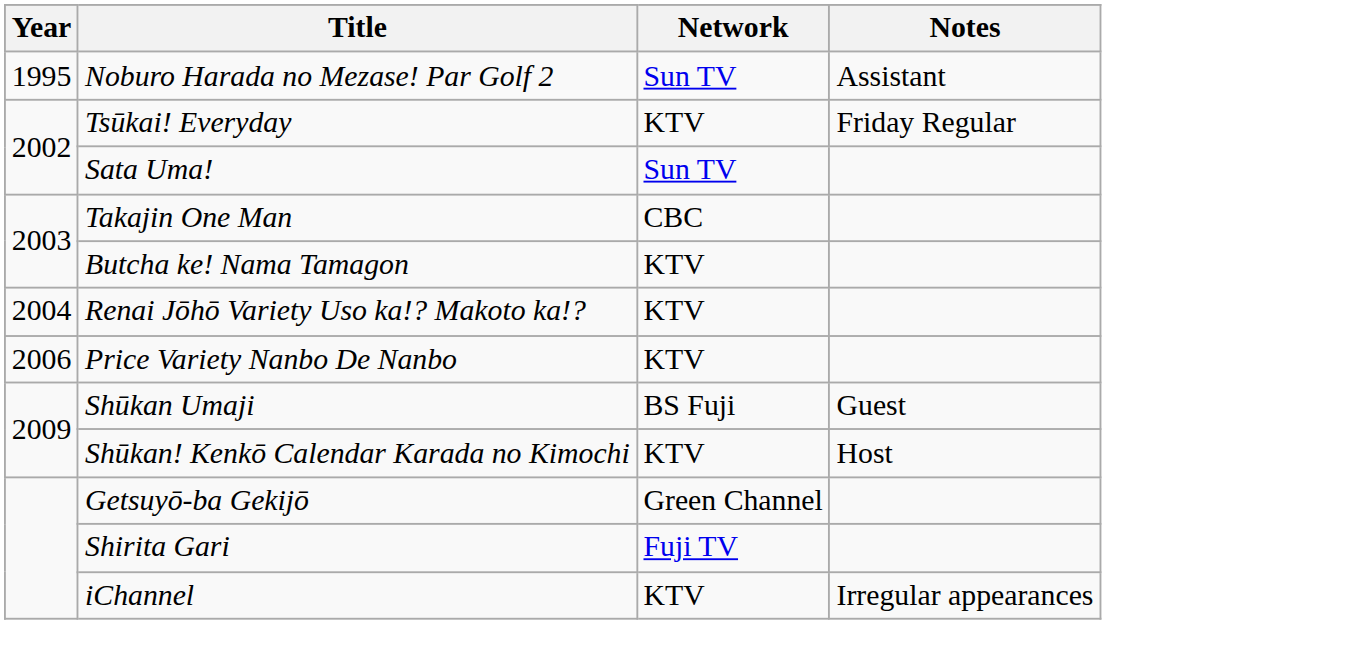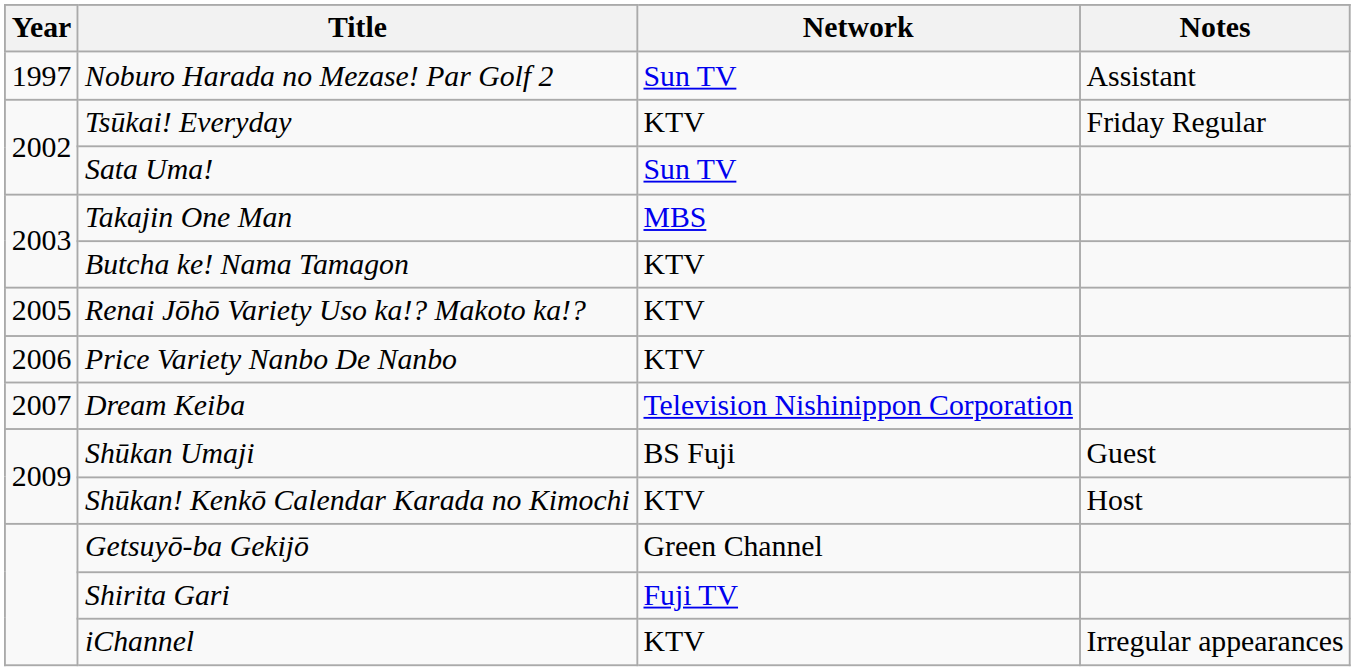(42, 75) 1995 -> (42, 75) 1997
(673, 216) CBC -> (675, 216) MBS
(42, 311) 2004 -> (42, 311) 2005
+ row: (165, 405)
